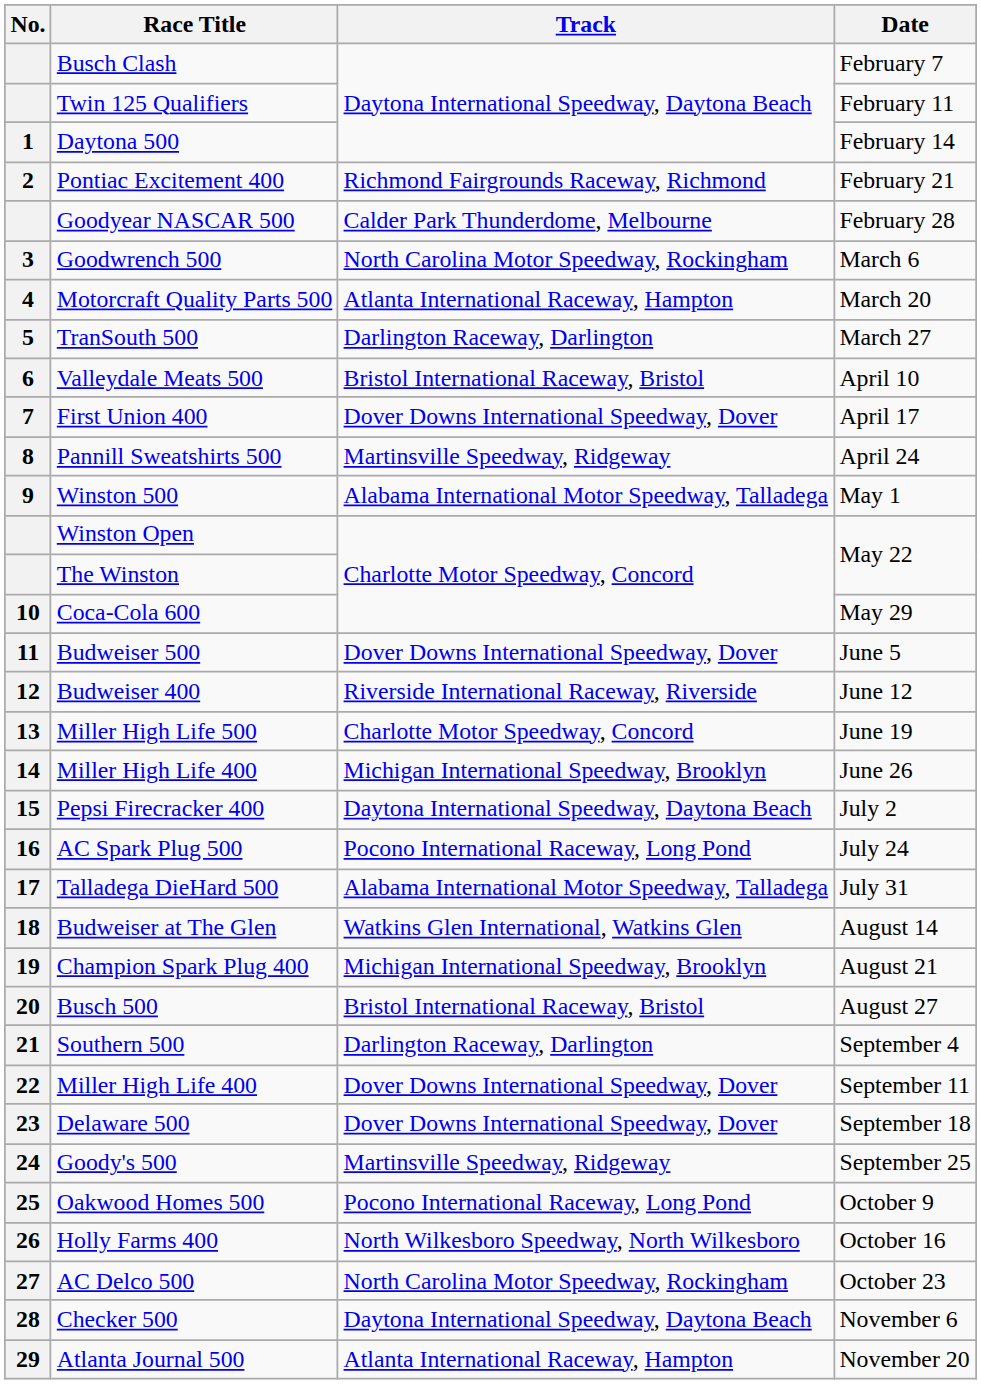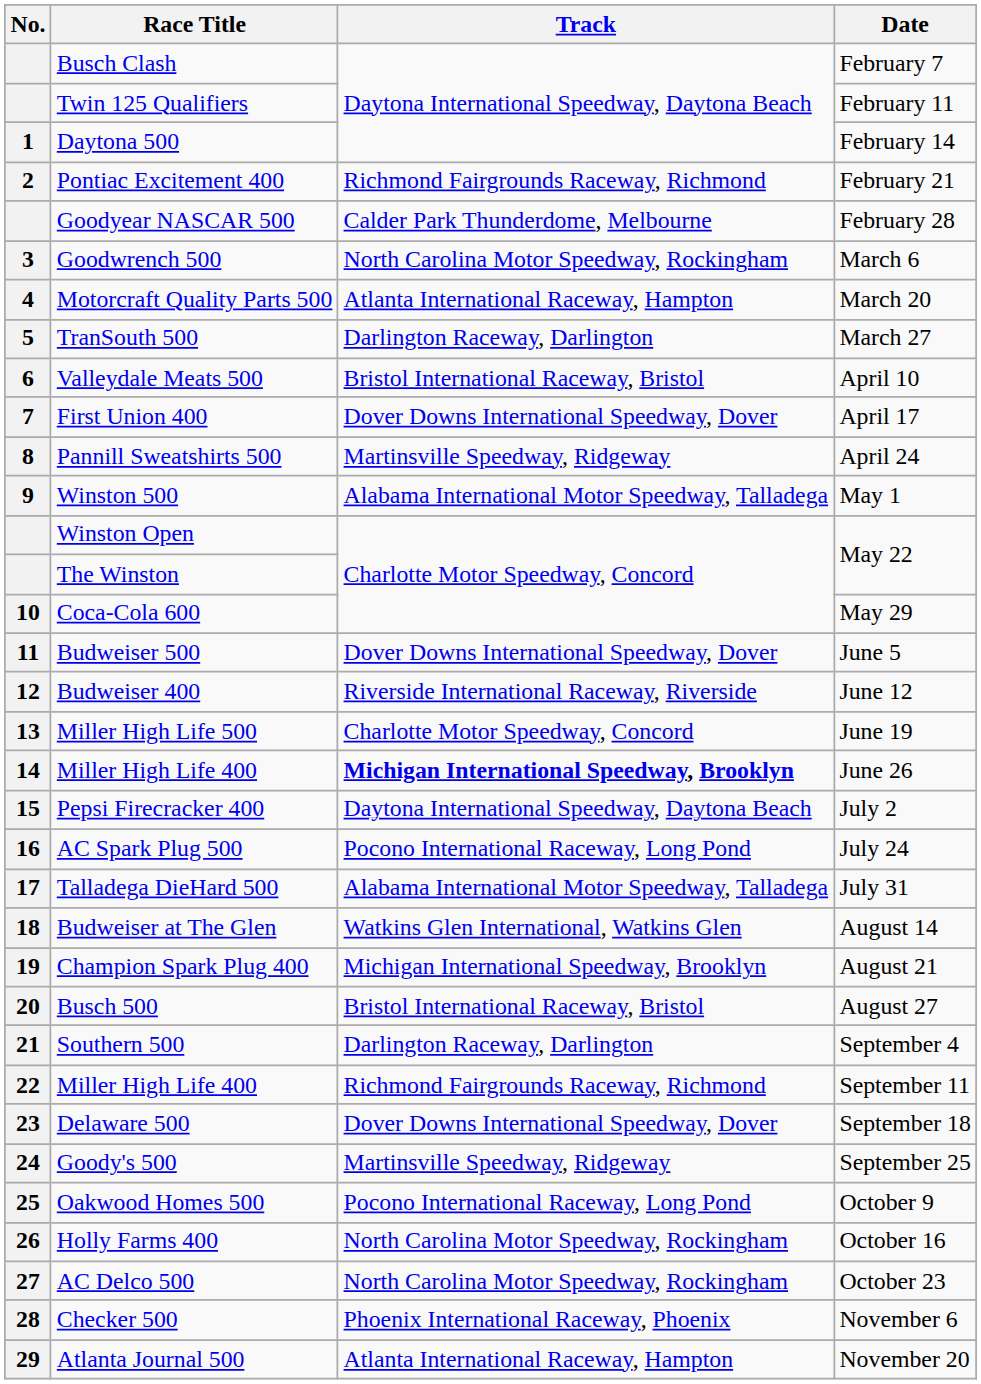(555, 769) normal -> (569, 769) bold
(560, 1083) Dover Downs International Speedway, Dover -> (555, 1083) Richmond Fairgrounds Raceway, Richmond
(572, 1240) North Wilkesboro Speedway, North Wilkesboro -> (566, 1240) North Carolina Motor Speedway, Rockingham
(578, 1319) Daytona International Speedway, Daytona Beach -> (537, 1319) Phoenix International Raceway, Phoenix
